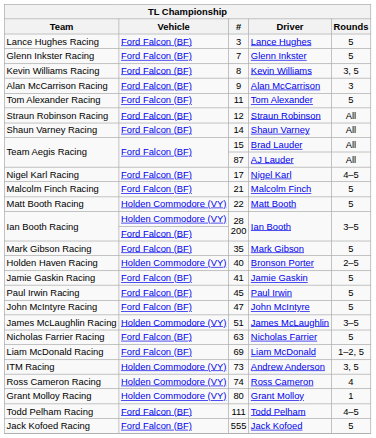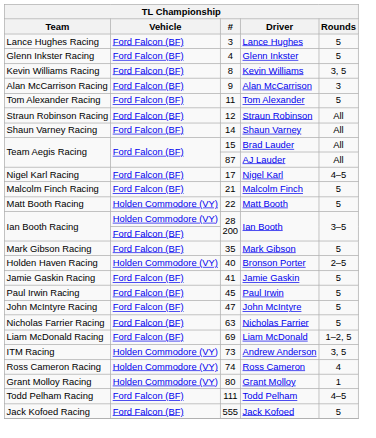(239, 56) 7 -> (230, 56) 4
- row: (174, 322)
